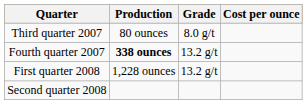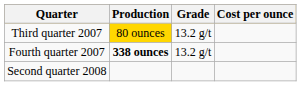(144, 33) no background -> (141, 33) gold background
(199, 33) 8.0 g/t -> (193, 33) 13.2 g/t
- row: (57, 71)
